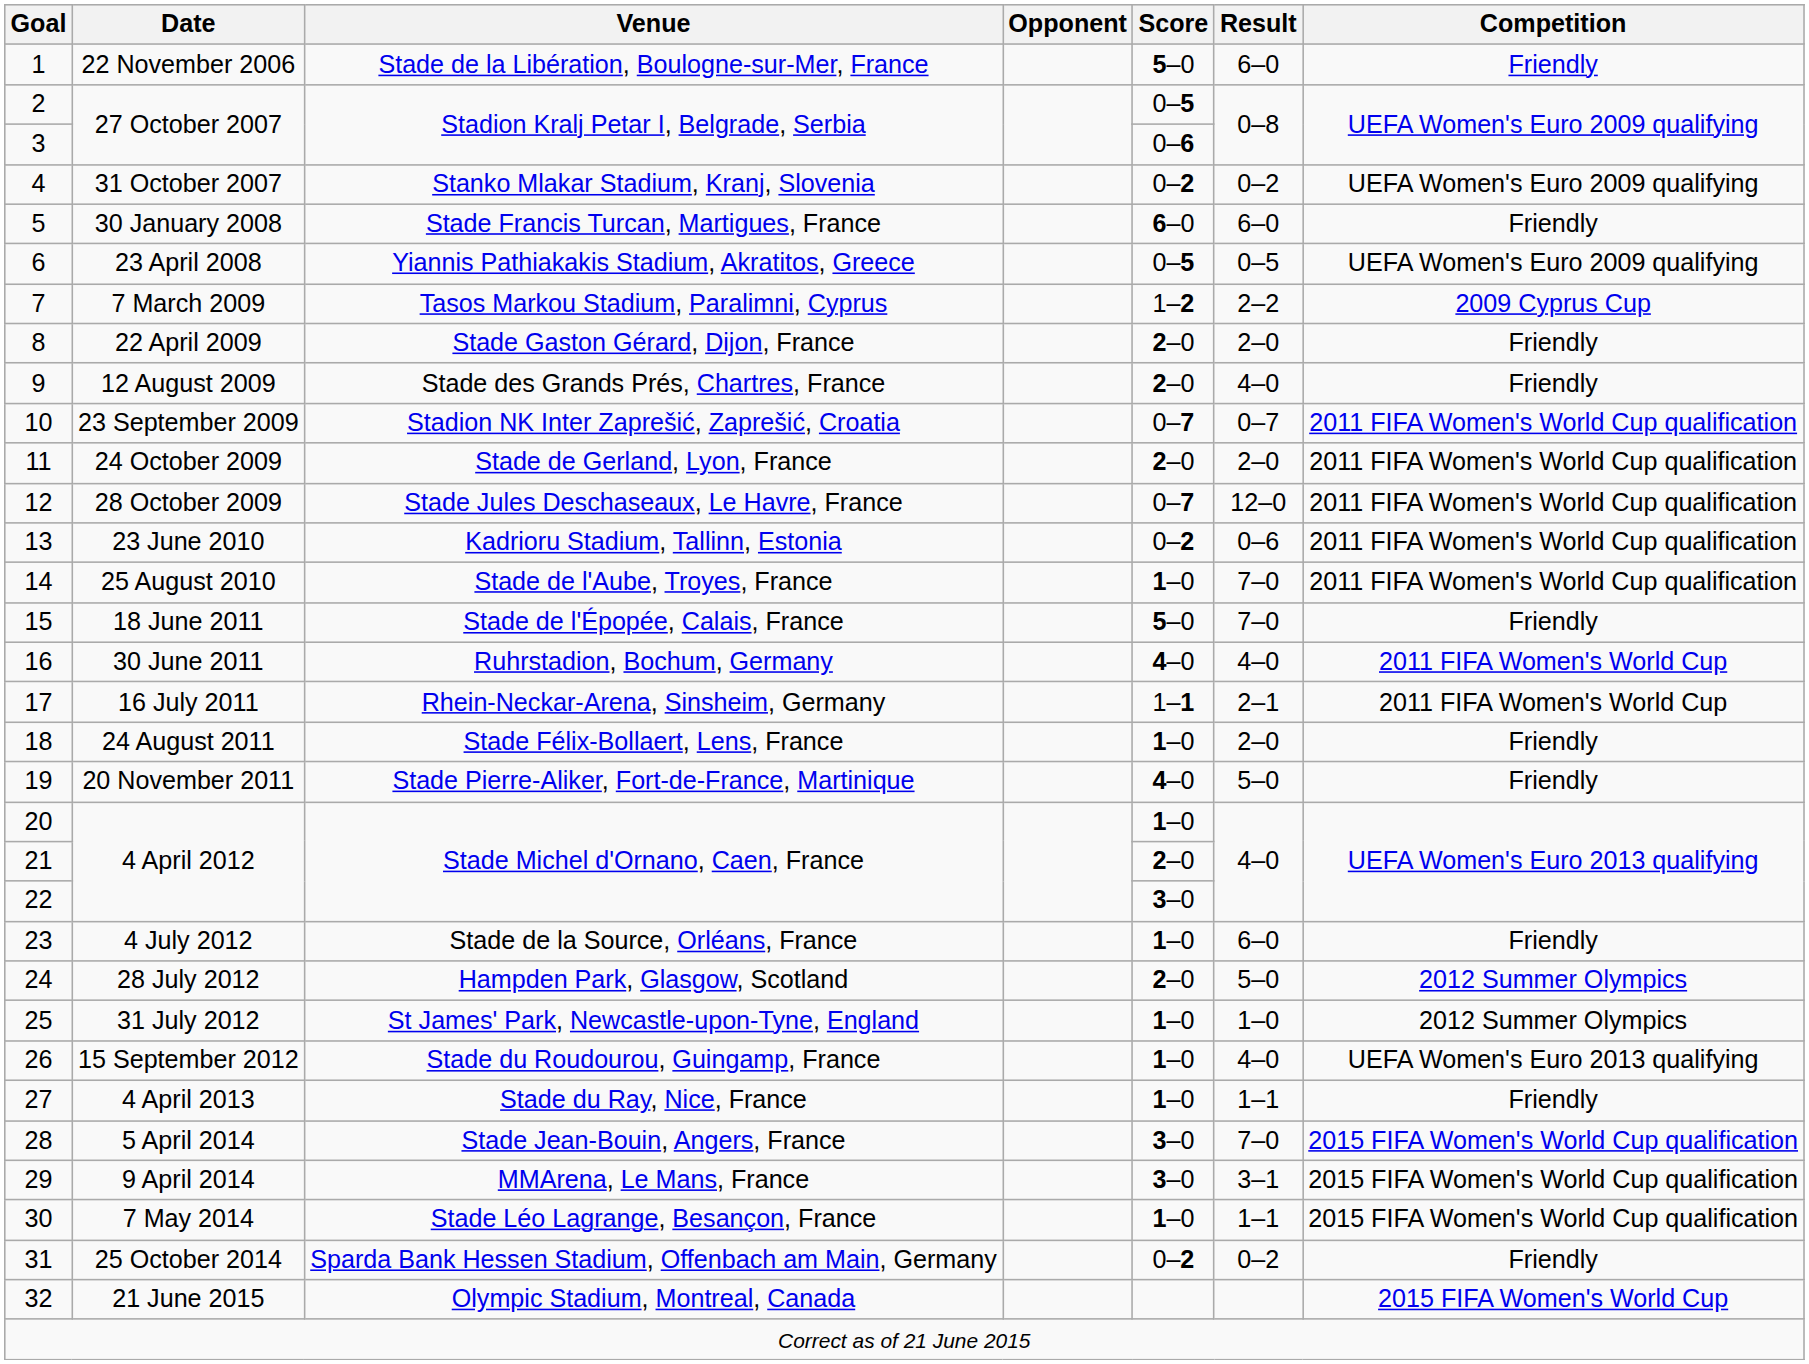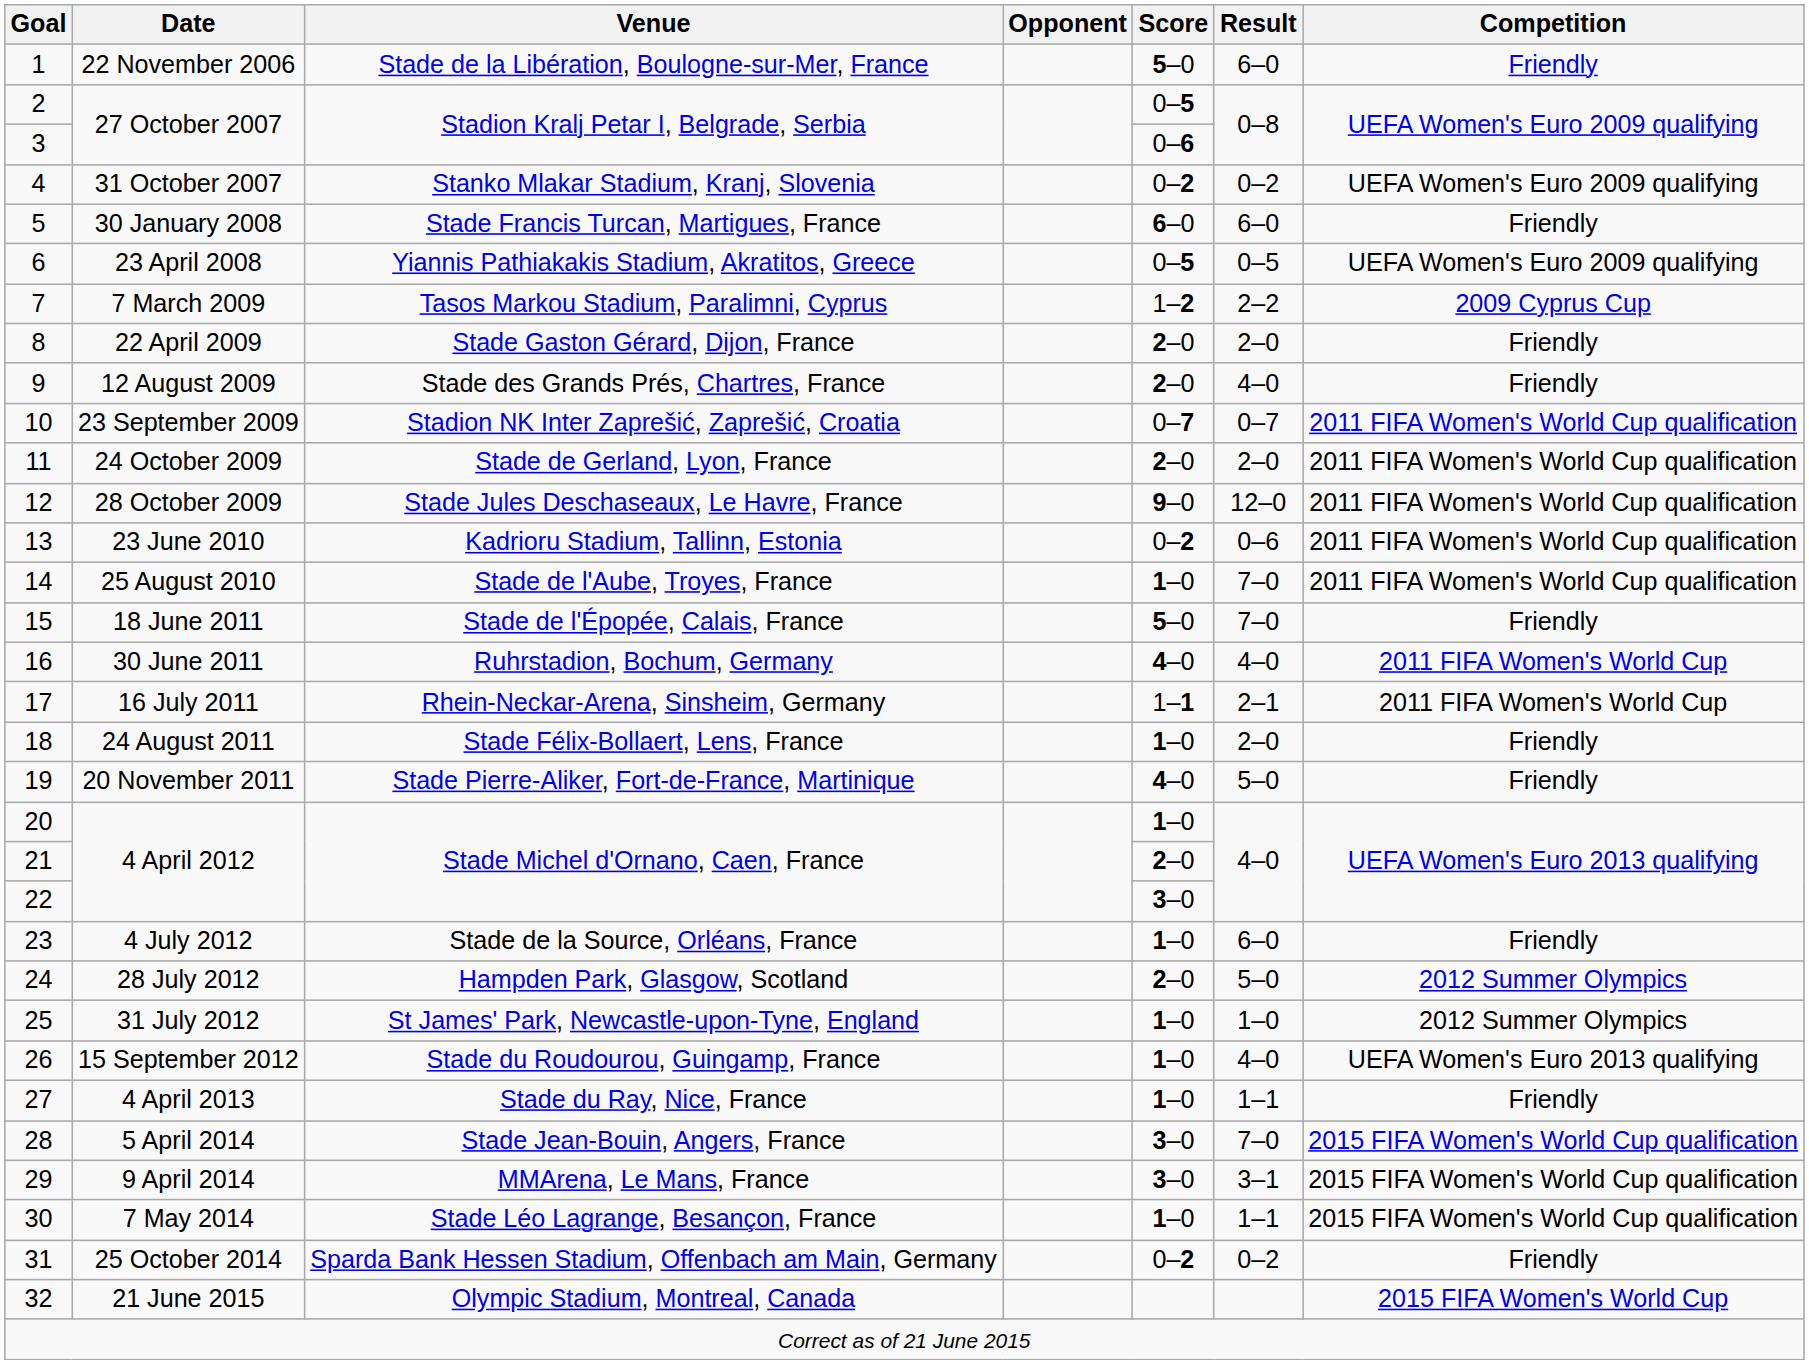(1173, 502) 0–7 -> (1173, 502) 9–0
